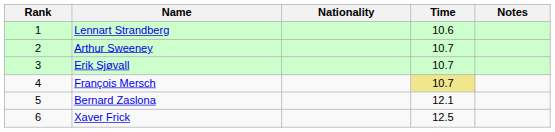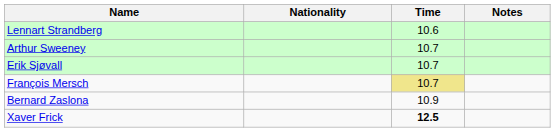- column: (38, 13)
(443, 100) 12.1 -> (428, 100) 10.9
(443, 118) normal -> (428, 118) bold
